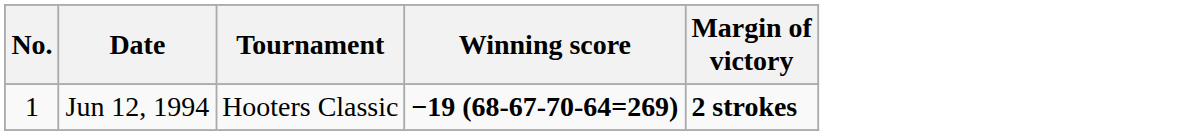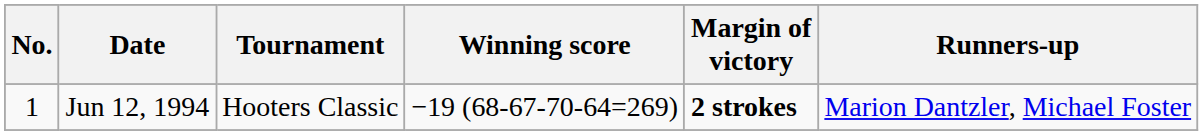+ column: (1008, 44)
(545, 106) bold -> (545, 106) normal
